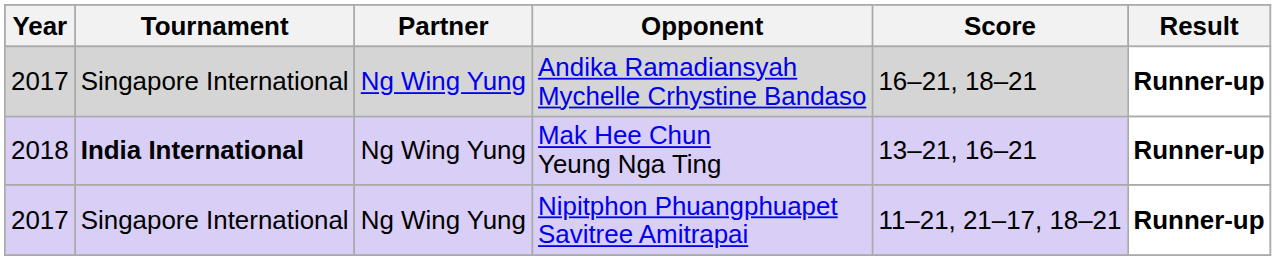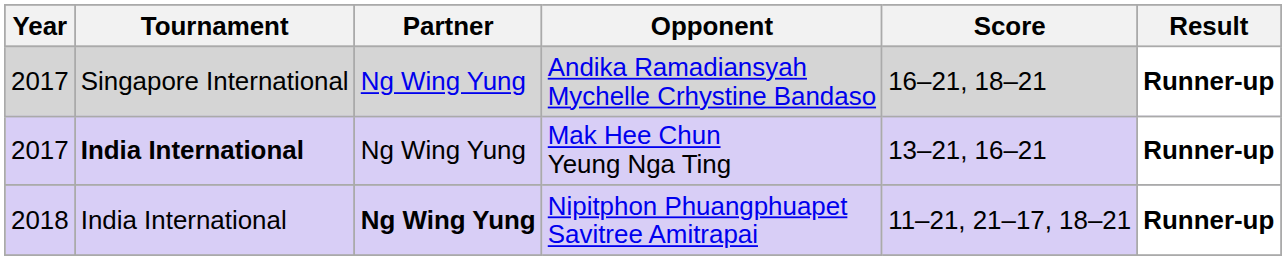(40, 151) 2018 -> (40, 151) 2017
(40, 221) 2017 -> (40, 221) 2018
(215, 221) Singapore International -> (184, 221) India International
(443, 221) normal -> (448, 221) bold
